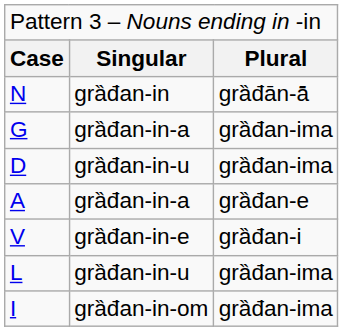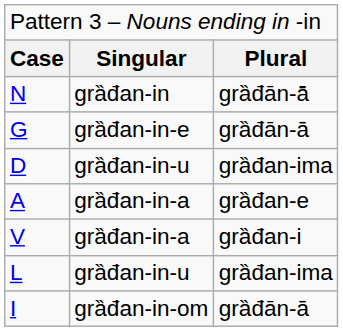(132, 129) grȁđan-in-a -> (132, 129) grȁđan-in-e
(276, 129) grȁđan-ima -> (264, 129) grȁđān-ā̄
(132, 237) grȁđan-in-e -> (132, 237) grȁđan-in-a
(276, 308) grȁđan-ima -> (264, 308) grȁđān-ā̄
